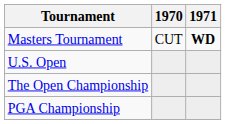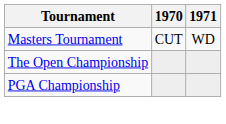(203, 39) bold -> (203, 39) normal
- row: (37, 62)
